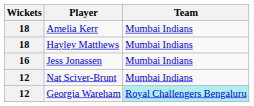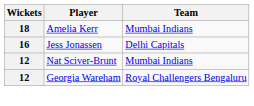- row: (83, 45)
(159, 61) Mumbai Indians -> (155, 45) Delhi Capitals
(186, 93) paleturquoise background -> (186, 77) no background
